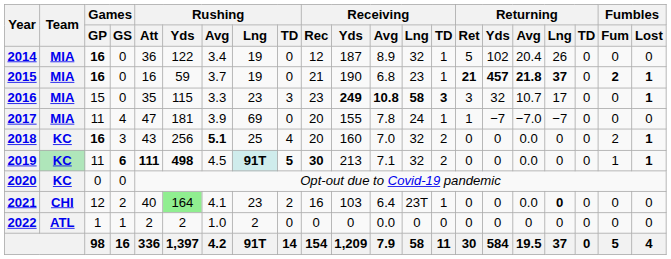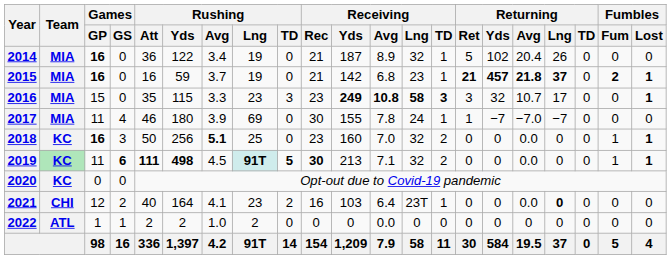(316, 56) 12 -> (316, 56) 21
(351, 77) 190 -> (351, 77) 142
(149, 118) 47 -> (149, 118) 46
(182, 118) 181 -> (182, 118) 180
(316, 118) 20 -> (316, 118) 30
(149, 139) 43 -> (149, 139) 50
(289, 139) 4 -> (289, 139) 0
(316, 139) 20 -> (316, 139) 23
(615, 139) 2 -> (615, 139) 1
(182, 202) lightgreen background -> (182, 202) no background
